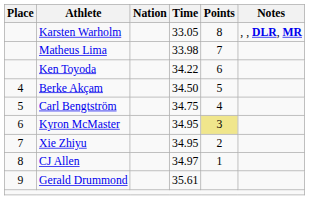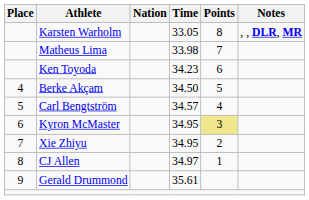(185, 69) 34.22 -> (185, 69) 34.23
(185, 106) 34.75 -> (185, 106) 34.57
